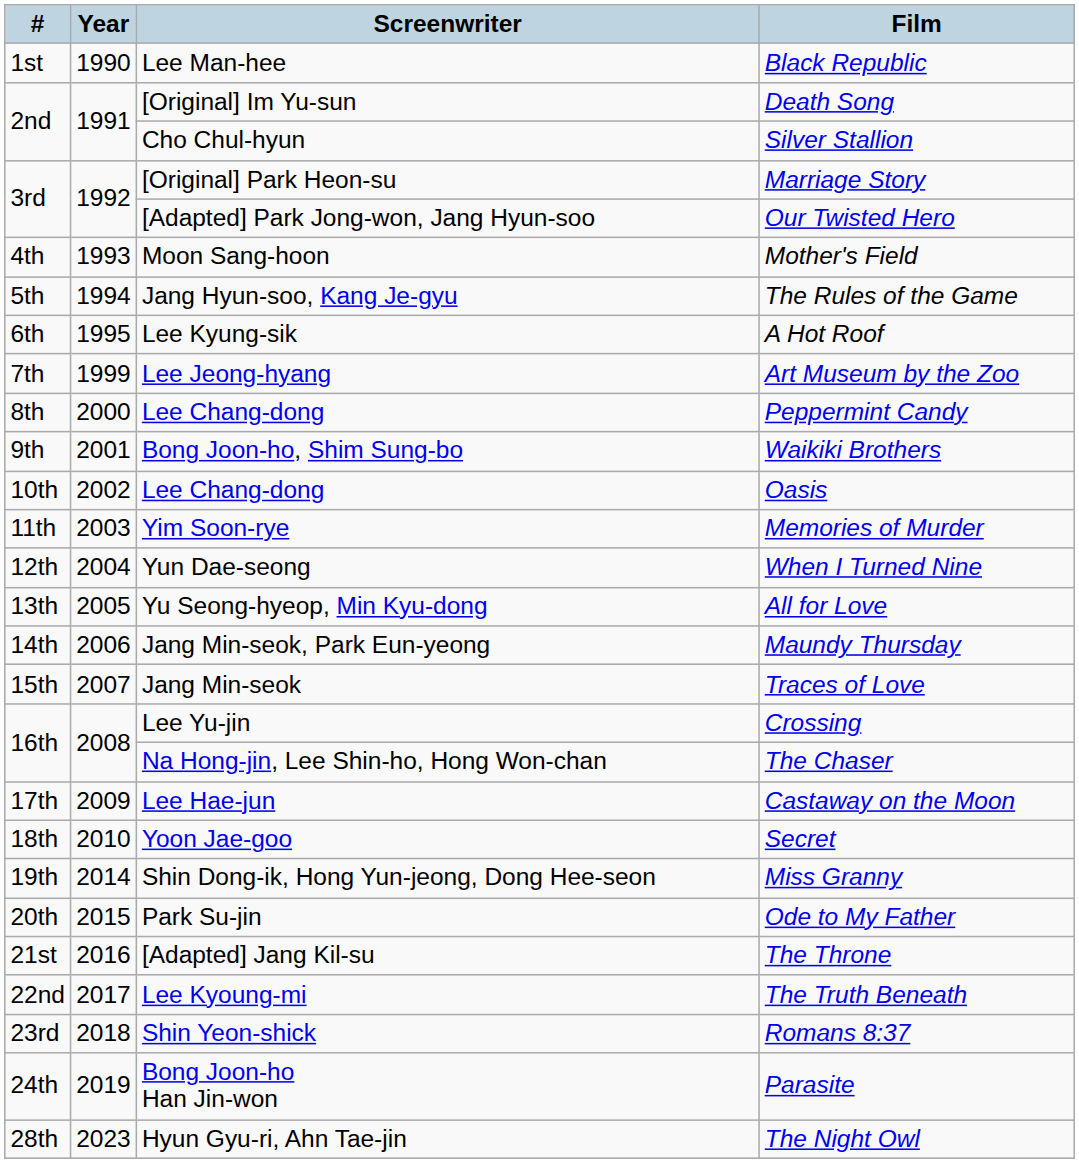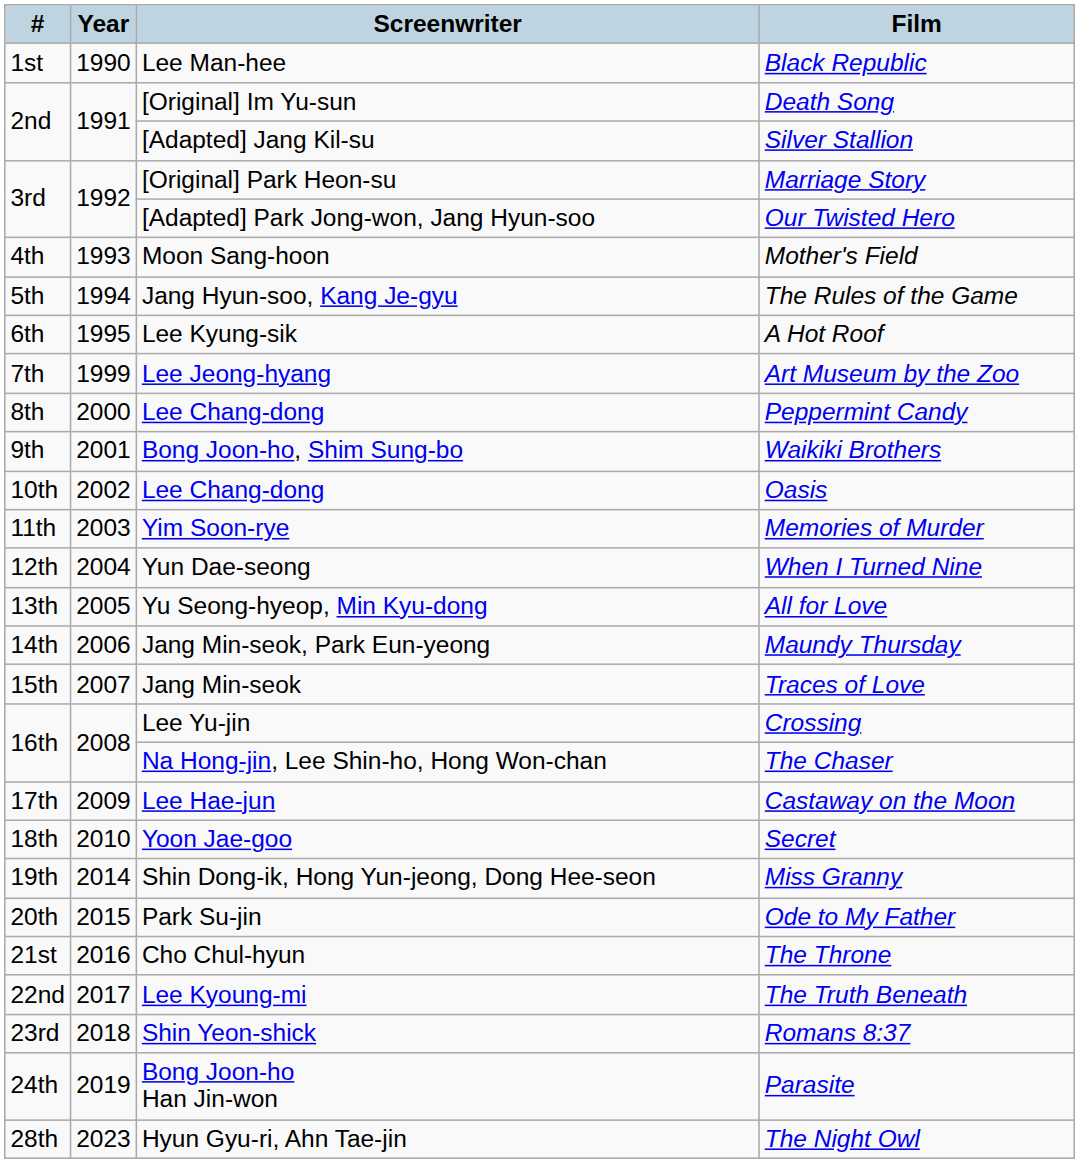(224, 140) Cho Chul-hyun -> (258, 140) [Adapted] Jang Kil-su
(258, 955) [Adapted] Jang Kil-su -> (224, 955) Cho Chul-hyun
